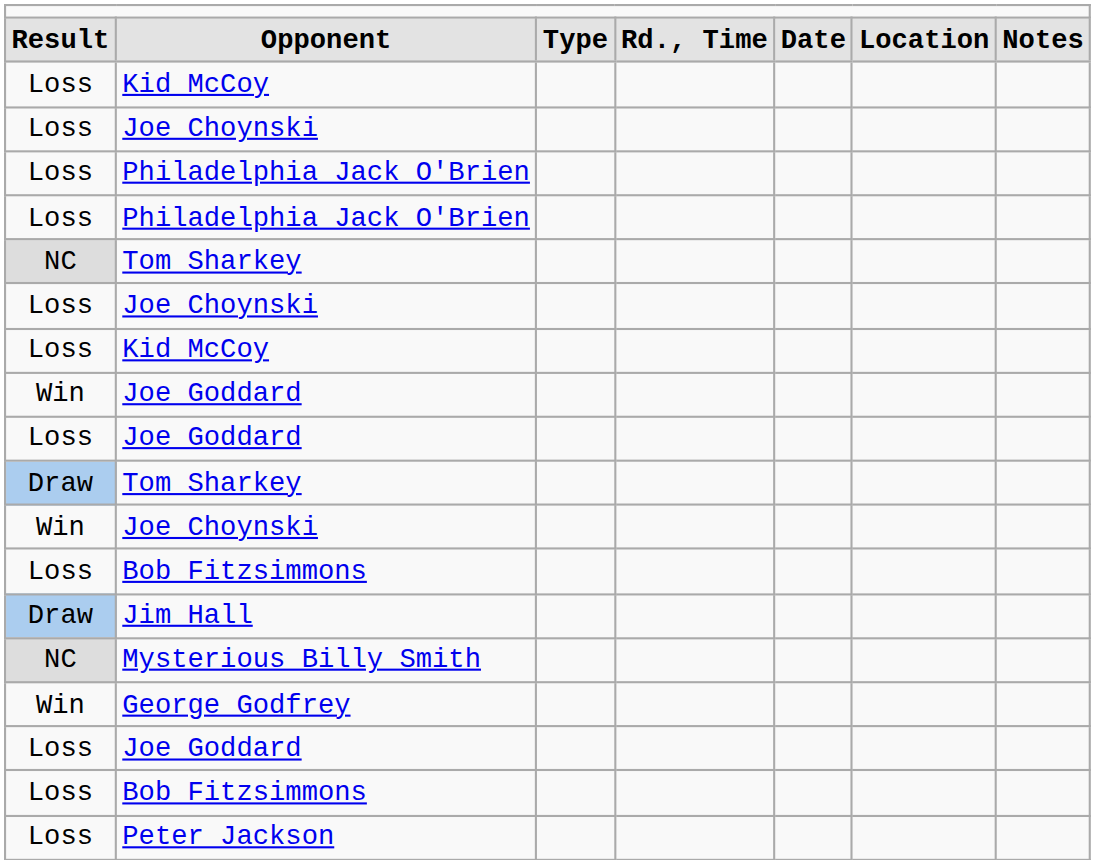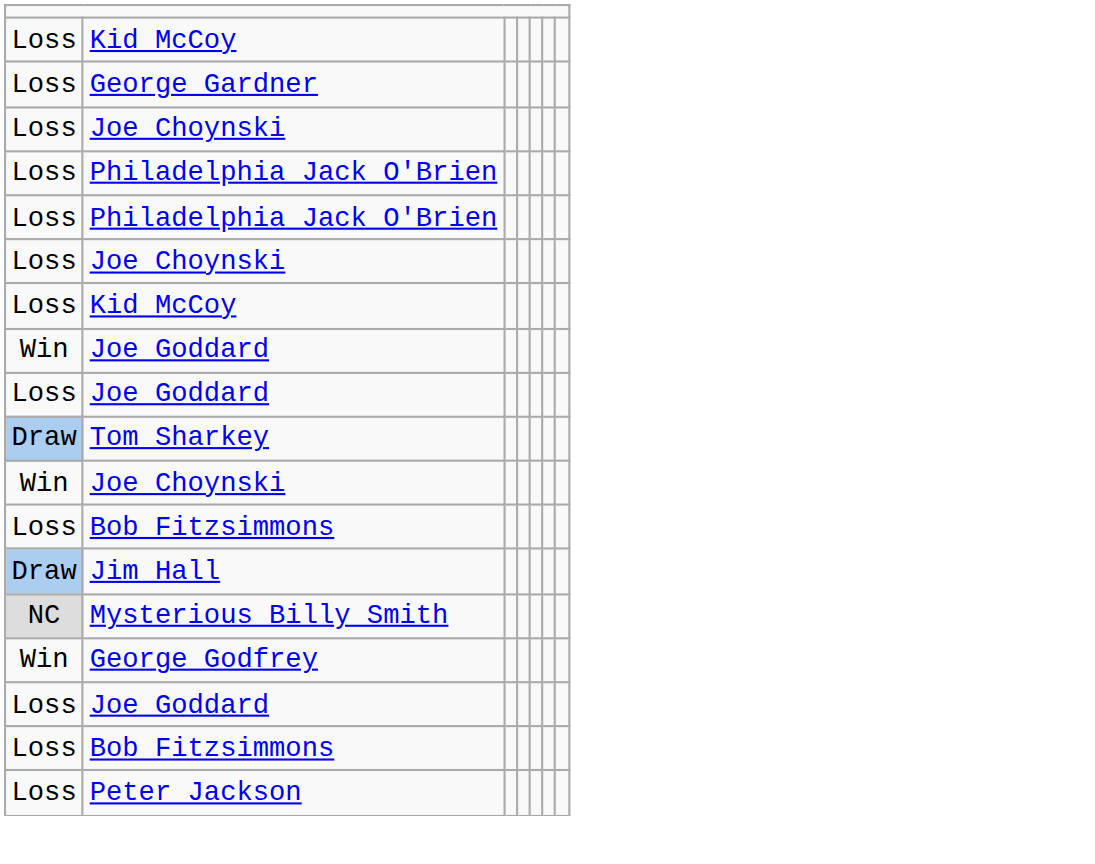- row: (60, 40)
+ row: (44, 84)
- row: (60, 262)
